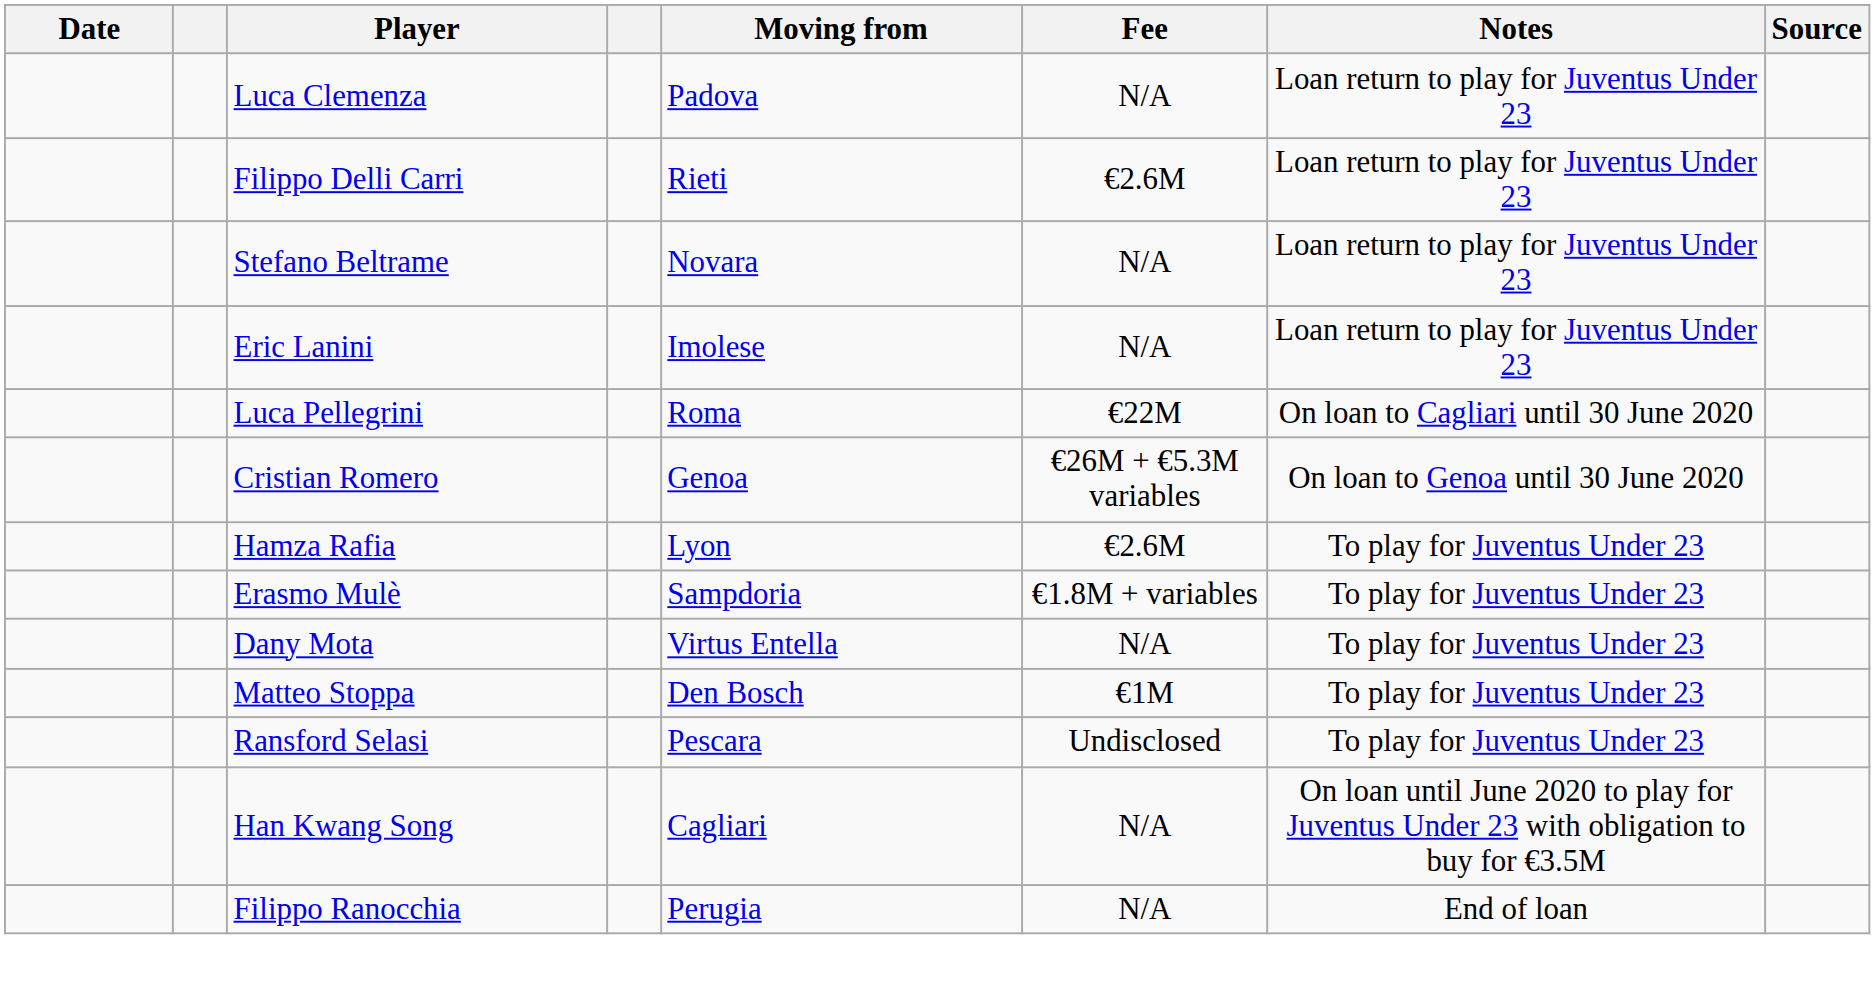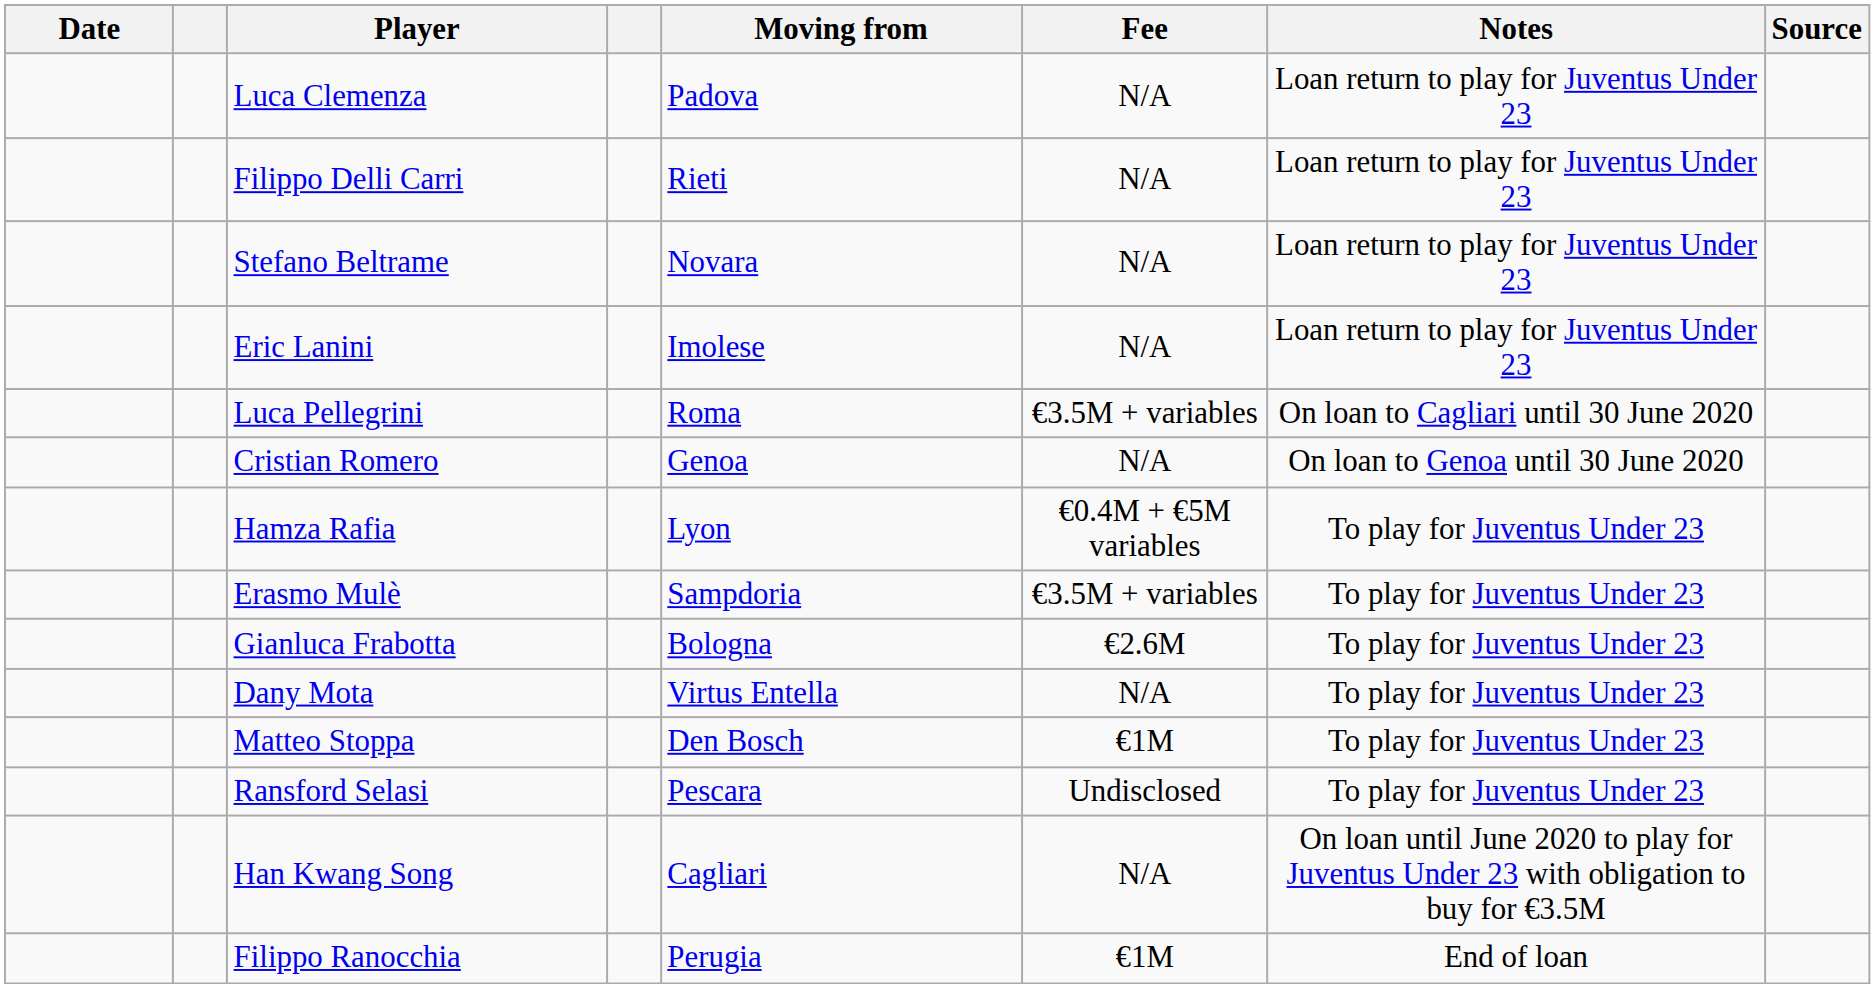(1145, 179) €2.6M -> (1145, 179) N/A
(1145, 412) €22M -> (1145, 412) €3.5M + variables
(1145, 479) €26M + €5.3M variables -> (1145, 461) N/A
(1145, 545) €2.6M -> (1145, 528) €0.4M + €5M variables
(1145, 594) €1.8M + variables -> (1145, 594) €3.5M + variables
+ row: (345, 643)
(1145, 908) N/A -> (1145, 957) €1M
